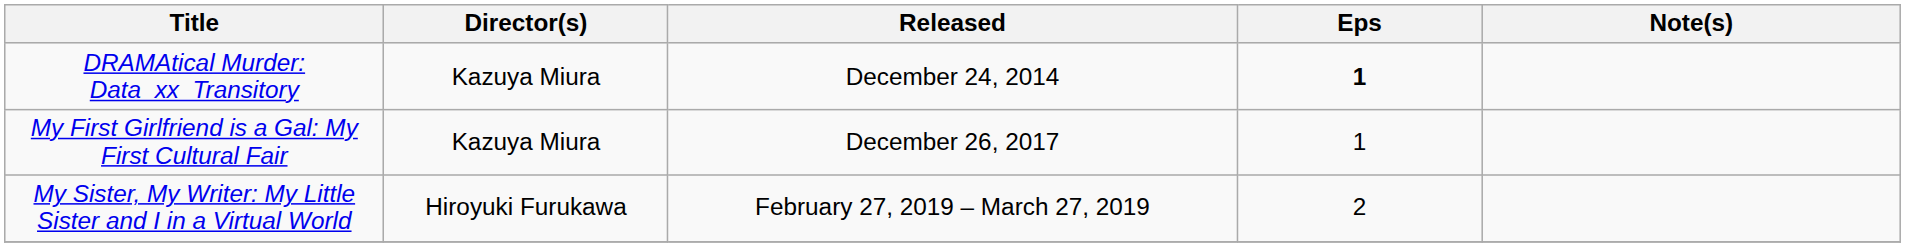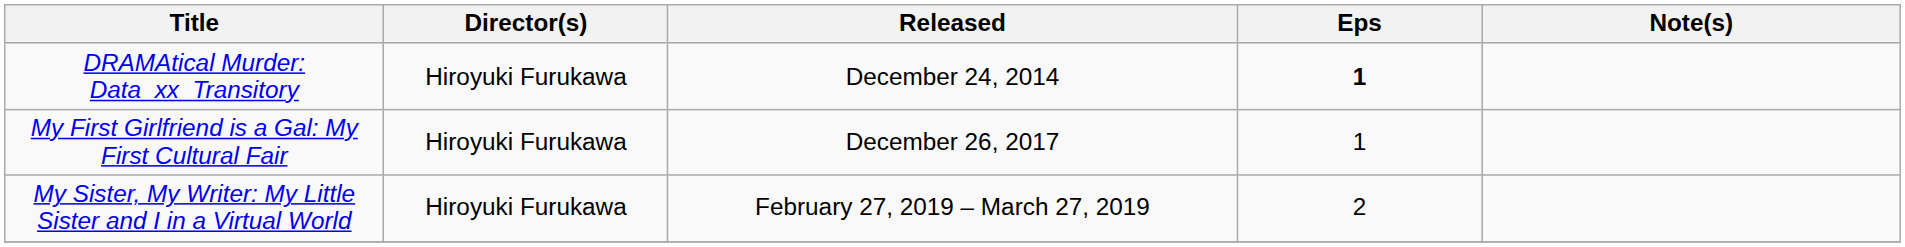(526, 76) Kazuya Miura -> (526, 76) Hiroyuki Furukawa
(526, 141) Kazuya Miura -> (526, 141) Hiroyuki Furukawa
